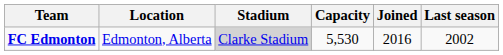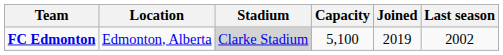(342, 38) 5,530 -> (342, 38) 5,100
(397, 38) 2016 -> (397, 38) 2019
